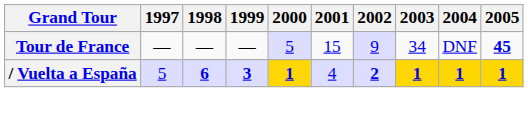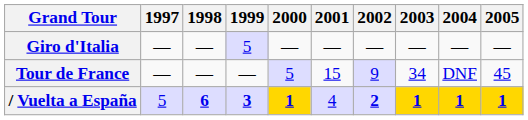+ row: (73, 45)
(502, 45) bold -> (502, 73) normal
